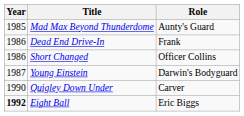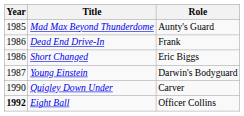(187, 57) Officer Collins -> (179, 57) Eric Biggs
(179, 103) Eric Biggs -> (187, 103) Officer Collins
